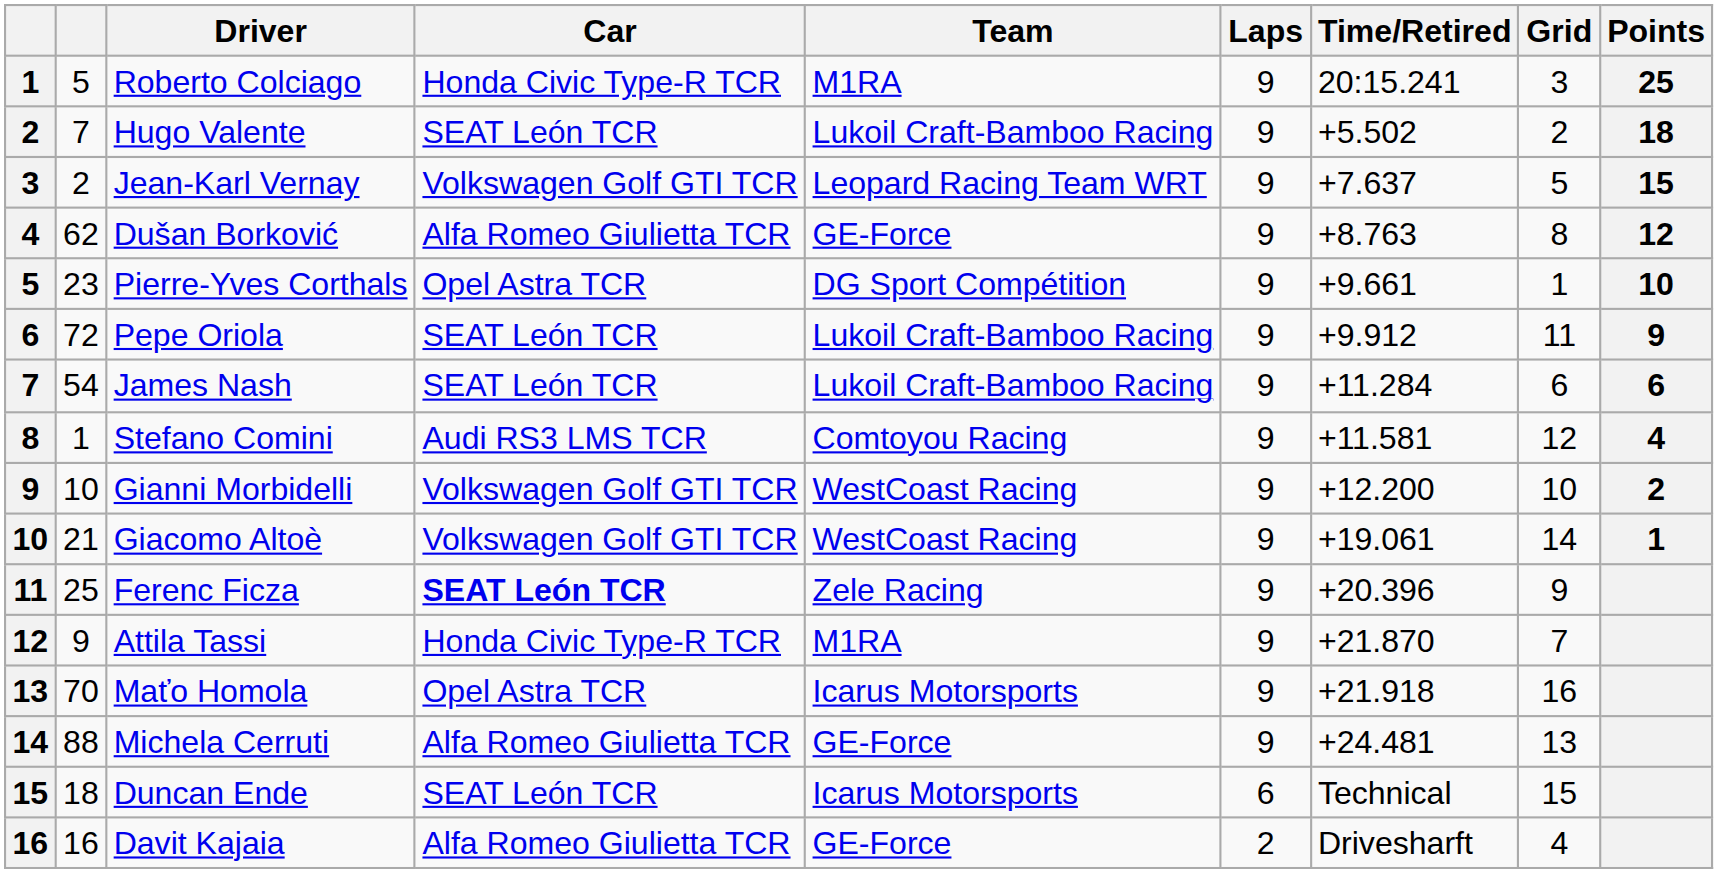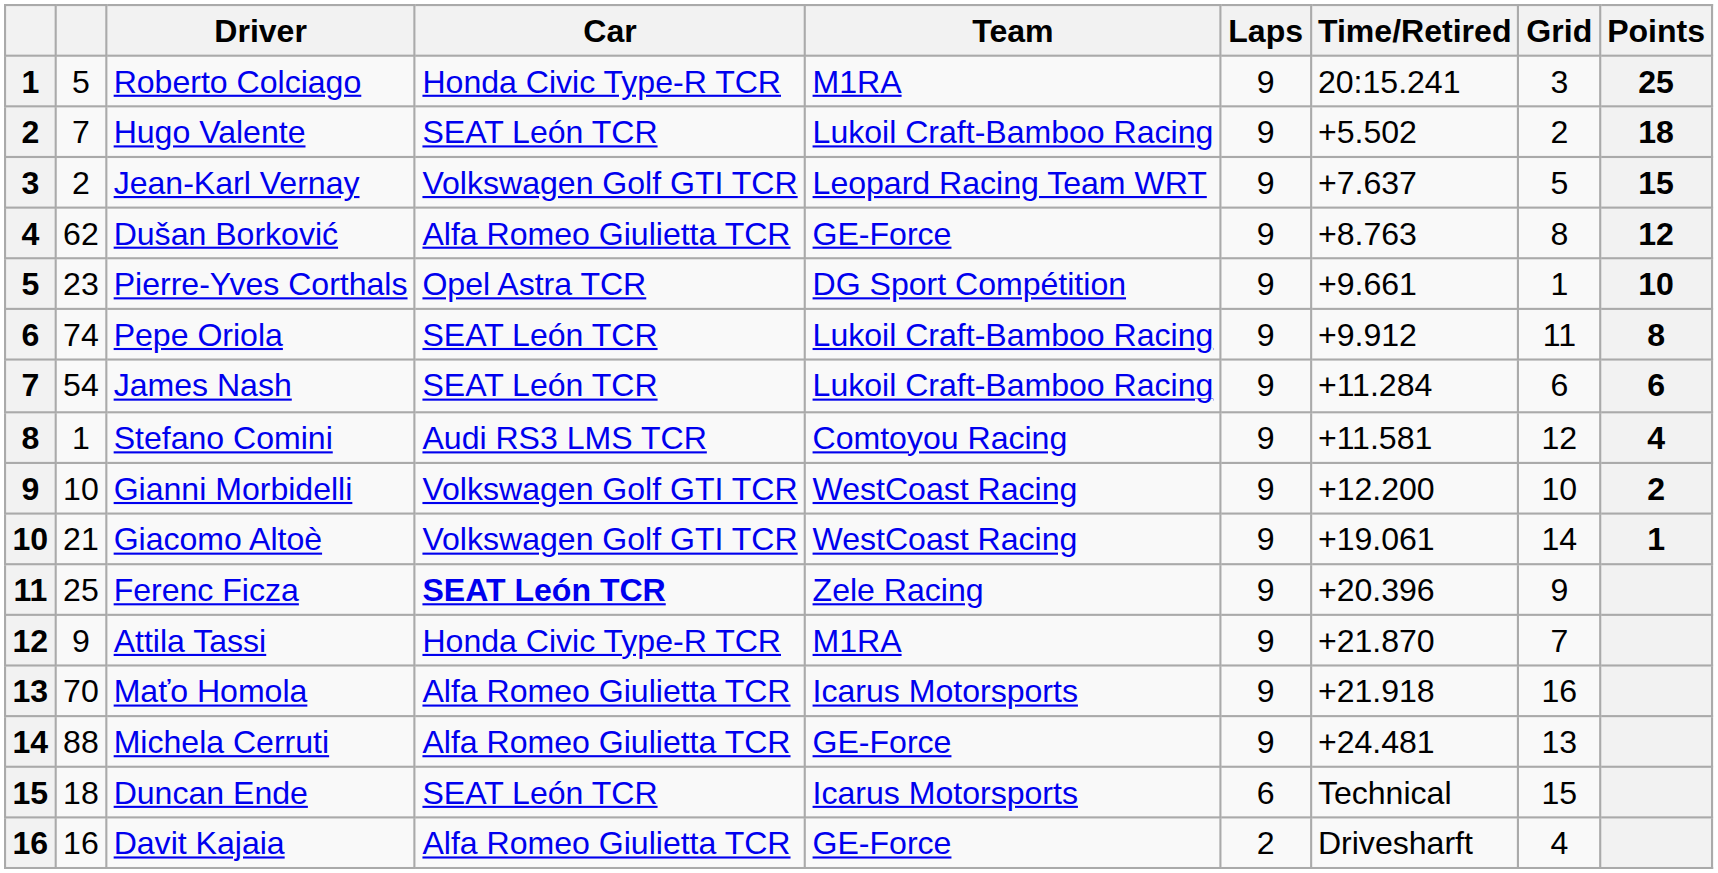(81, 335) 72 -> (81, 335) 74
(1656, 335) 9 -> (1656, 335) 8
(534, 691) Opel Astra TCR -> (606, 691) Alfa Romeo Giulietta TCR
